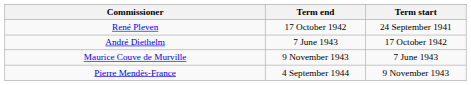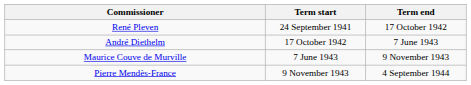columns swapped: (416, 12) <-> (315, 12)
